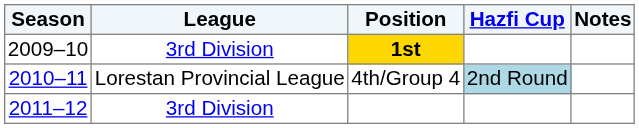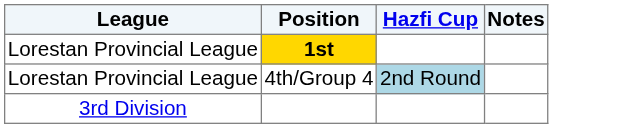- column: (48, 19)
(220, 49) 3rd Division -> (133, 49) Lorestan Provincial League
